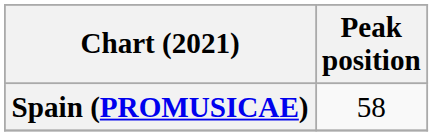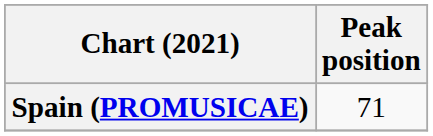(371, 106) 58 -> (371, 106) 71
